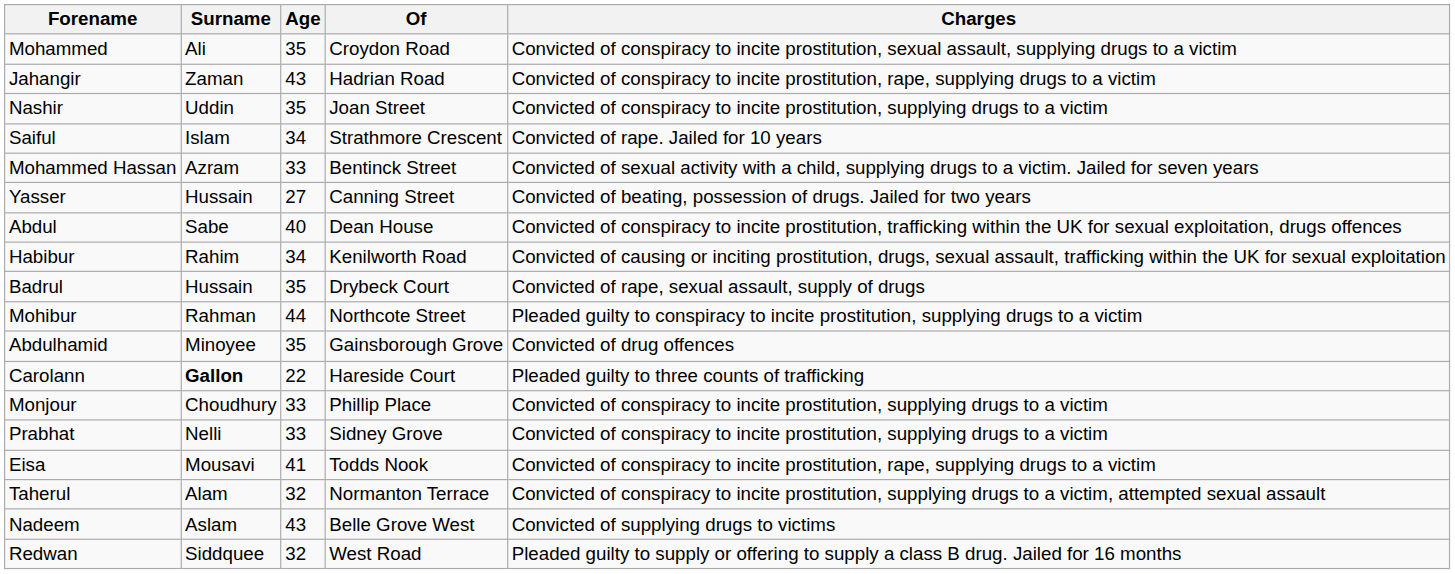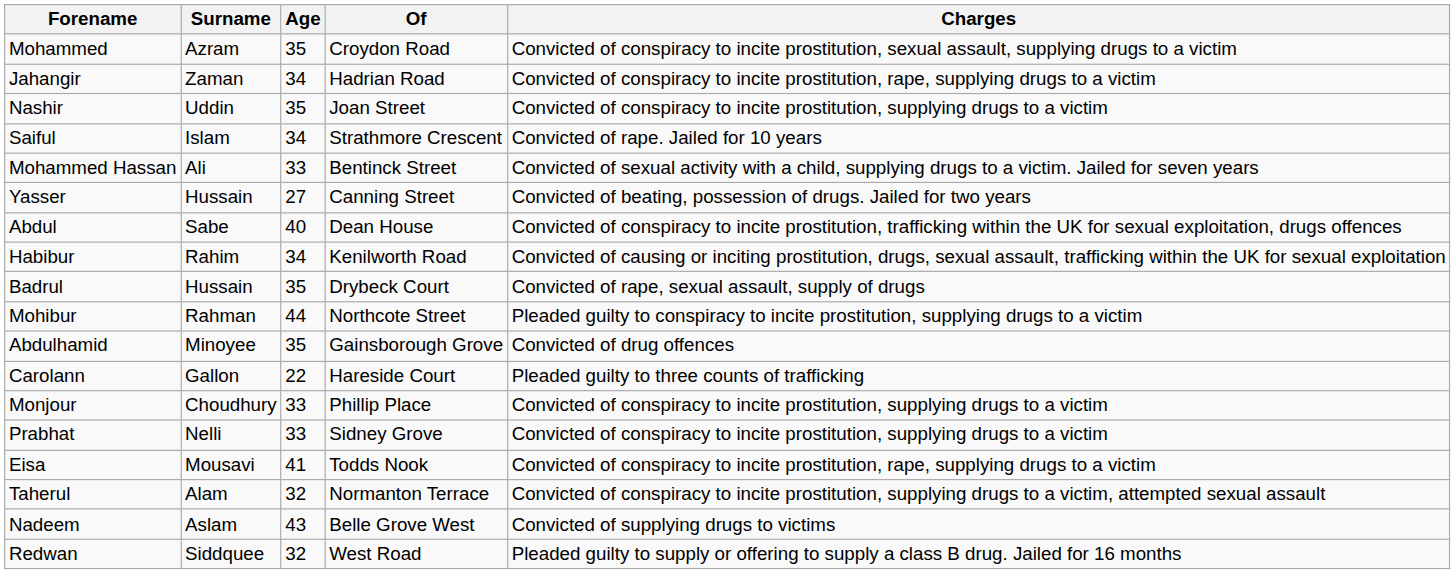(195, 49) Ali -> (212, 49) Azram
(296, 78) 43 -> (296, 78) 34
(212, 167) Azram -> (195, 167) Ali
(214, 375) bold -> (212, 375) normal
